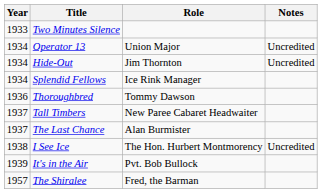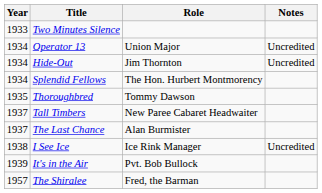(163, 79) Ice Rink Manager -> (194, 79) The Hon. Hurbert Montmorency
(17, 96) 1936 -> (17, 96) 1935
(194, 146) The Hon. Hurbert Montmorency -> (163, 146) Ice Rink Manager
